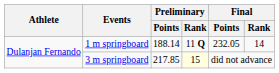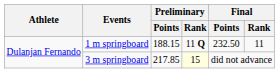(166, 44) 188.14 -> (166, 44) 188.15
(226, 44) 232.05 -> (226, 44) 232.50
(259, 44) 14 -> (259, 44) 11
